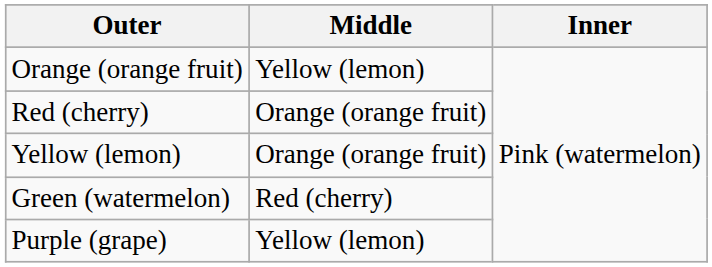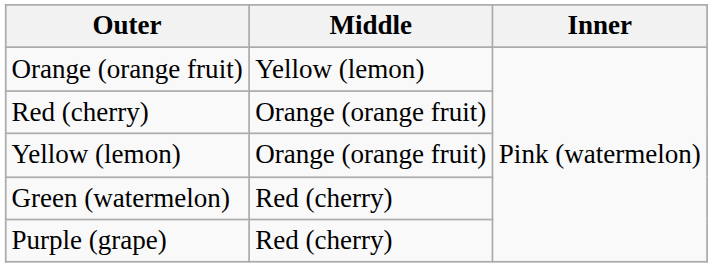(340, 240) Yellow (lemon) -> (324, 240) Red (cherry)
